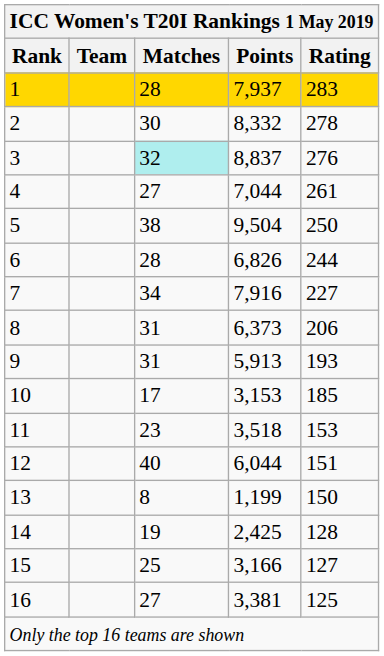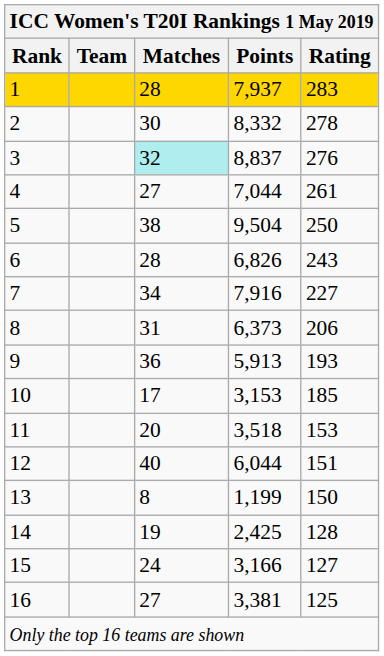(322, 259) 244 -> (322, 259) 243
(150, 361) 31 -> (150, 361) 36
(150, 429) 23 -> (150, 429) 20
(150, 565) 25 -> (150, 565) 24
